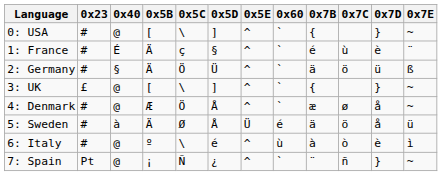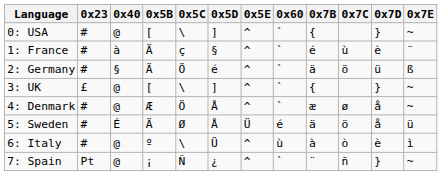(117, 51) É -> (117, 51) à
(215, 69) Ü -> (215, 69) é
(117, 124) à -> (117, 124) É
(215, 143) é -> (215, 143) Ü
